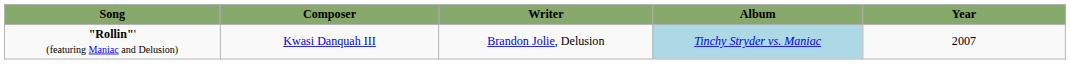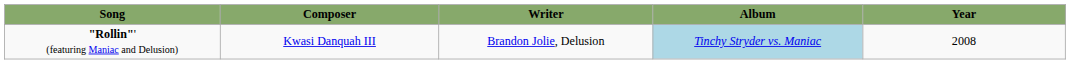(964, 41) 2007 -> (964, 41) 2008
